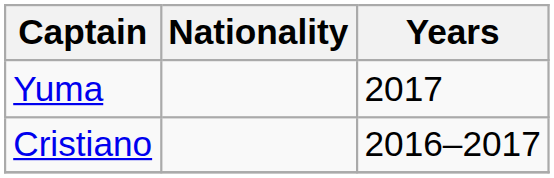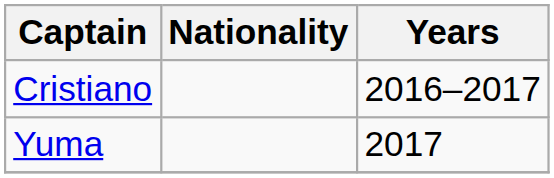rows swapped: (83, 144) <-> (58, 88)
